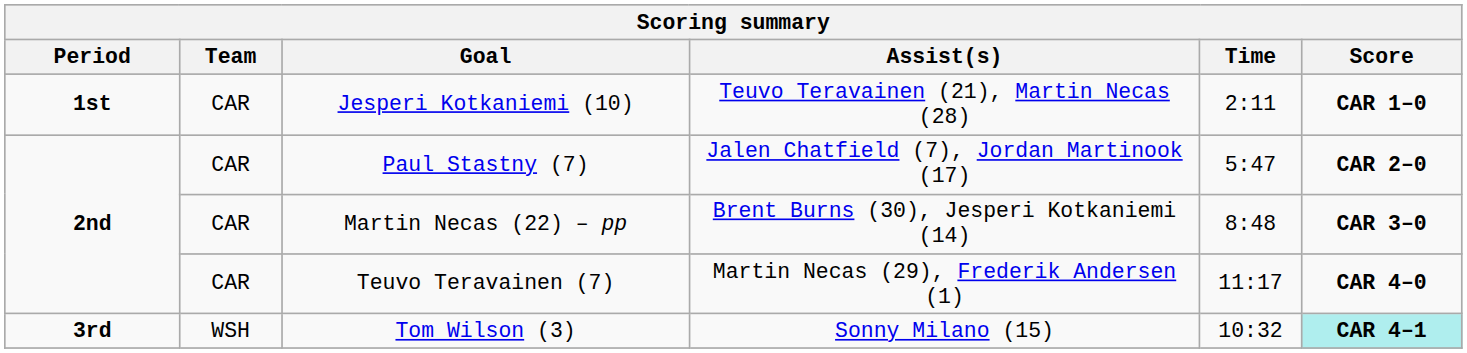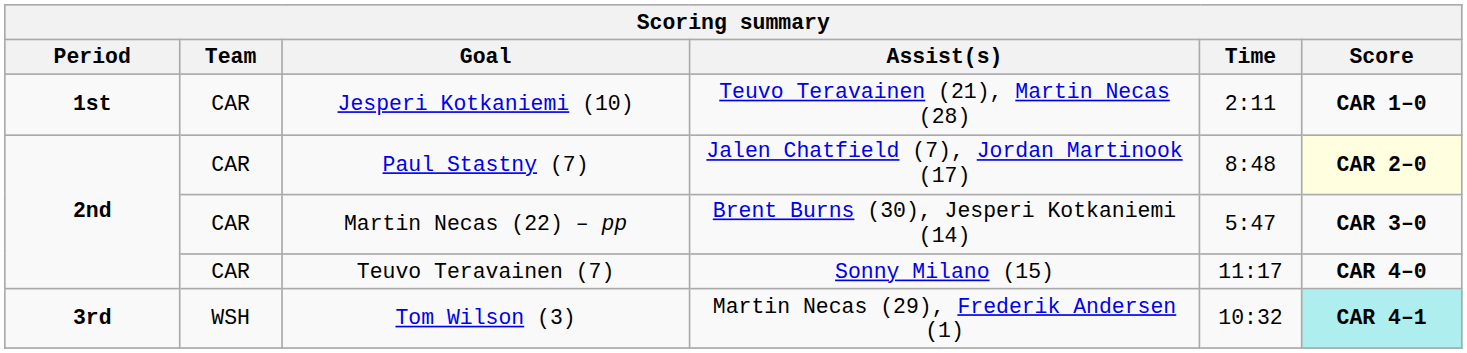(1250, 164) 5:47 -> (1250, 164) 8:48
(1382, 164) no background -> (1382, 164) lightyellow background
(1250, 224) 8:48 -> (1250, 224) 5:47
(945, 284) Martin Necas (29), Frederik Andersen (1) -> (945, 271) Sonny Milano (15)
(945, 331) Sonny Milano (15) -> (945, 319) Martin Necas (29), Frederik Andersen (1)
